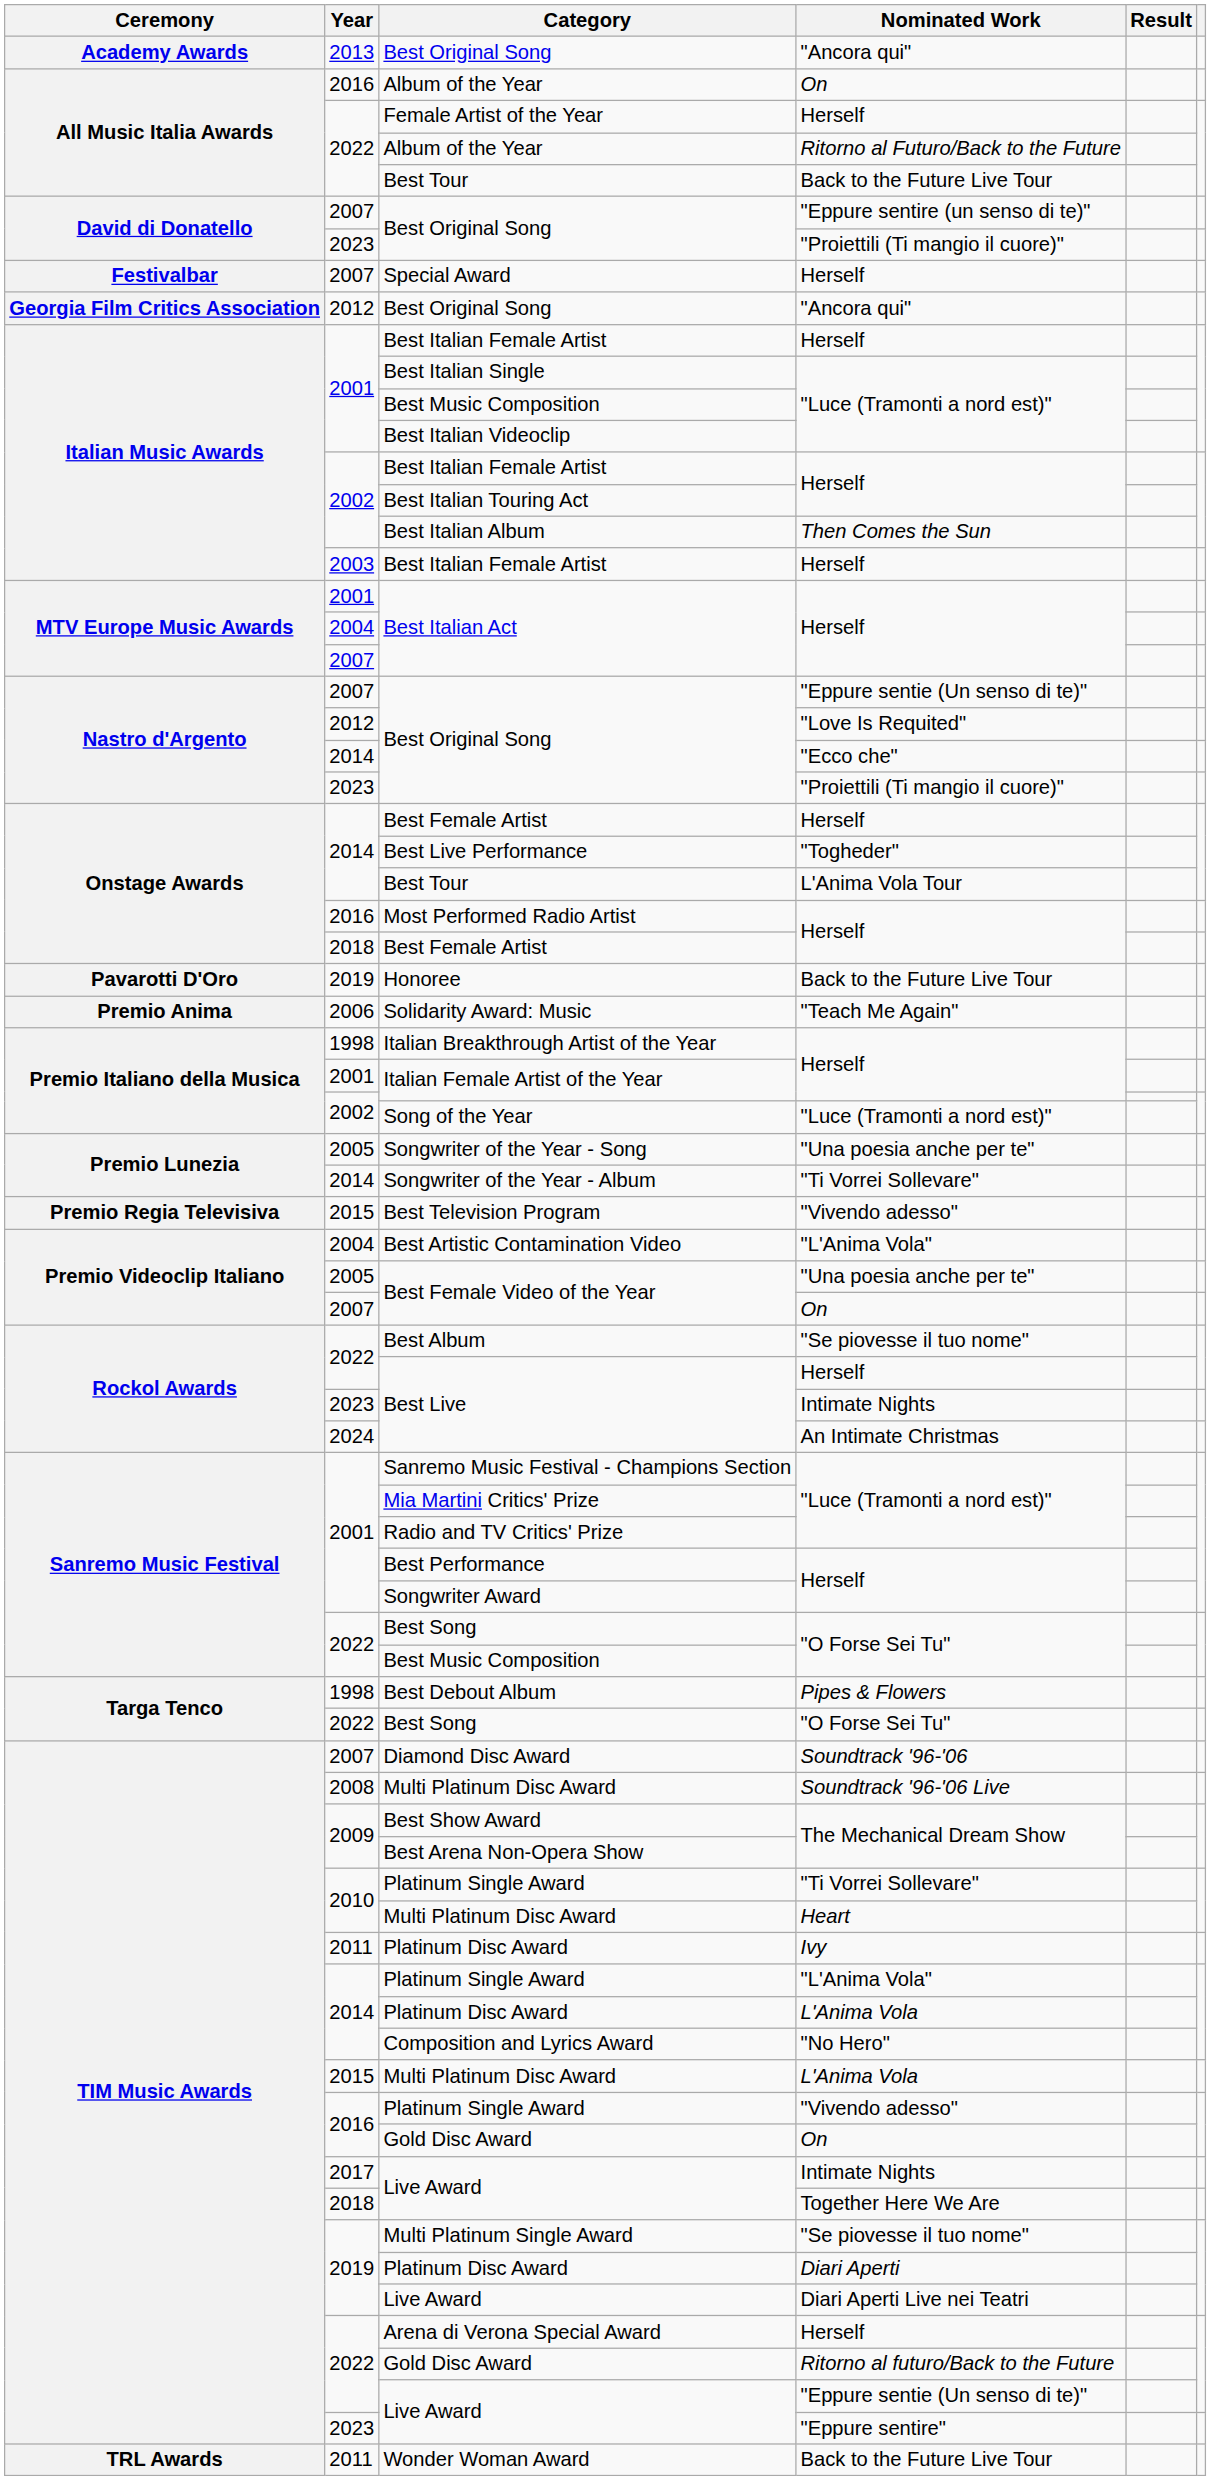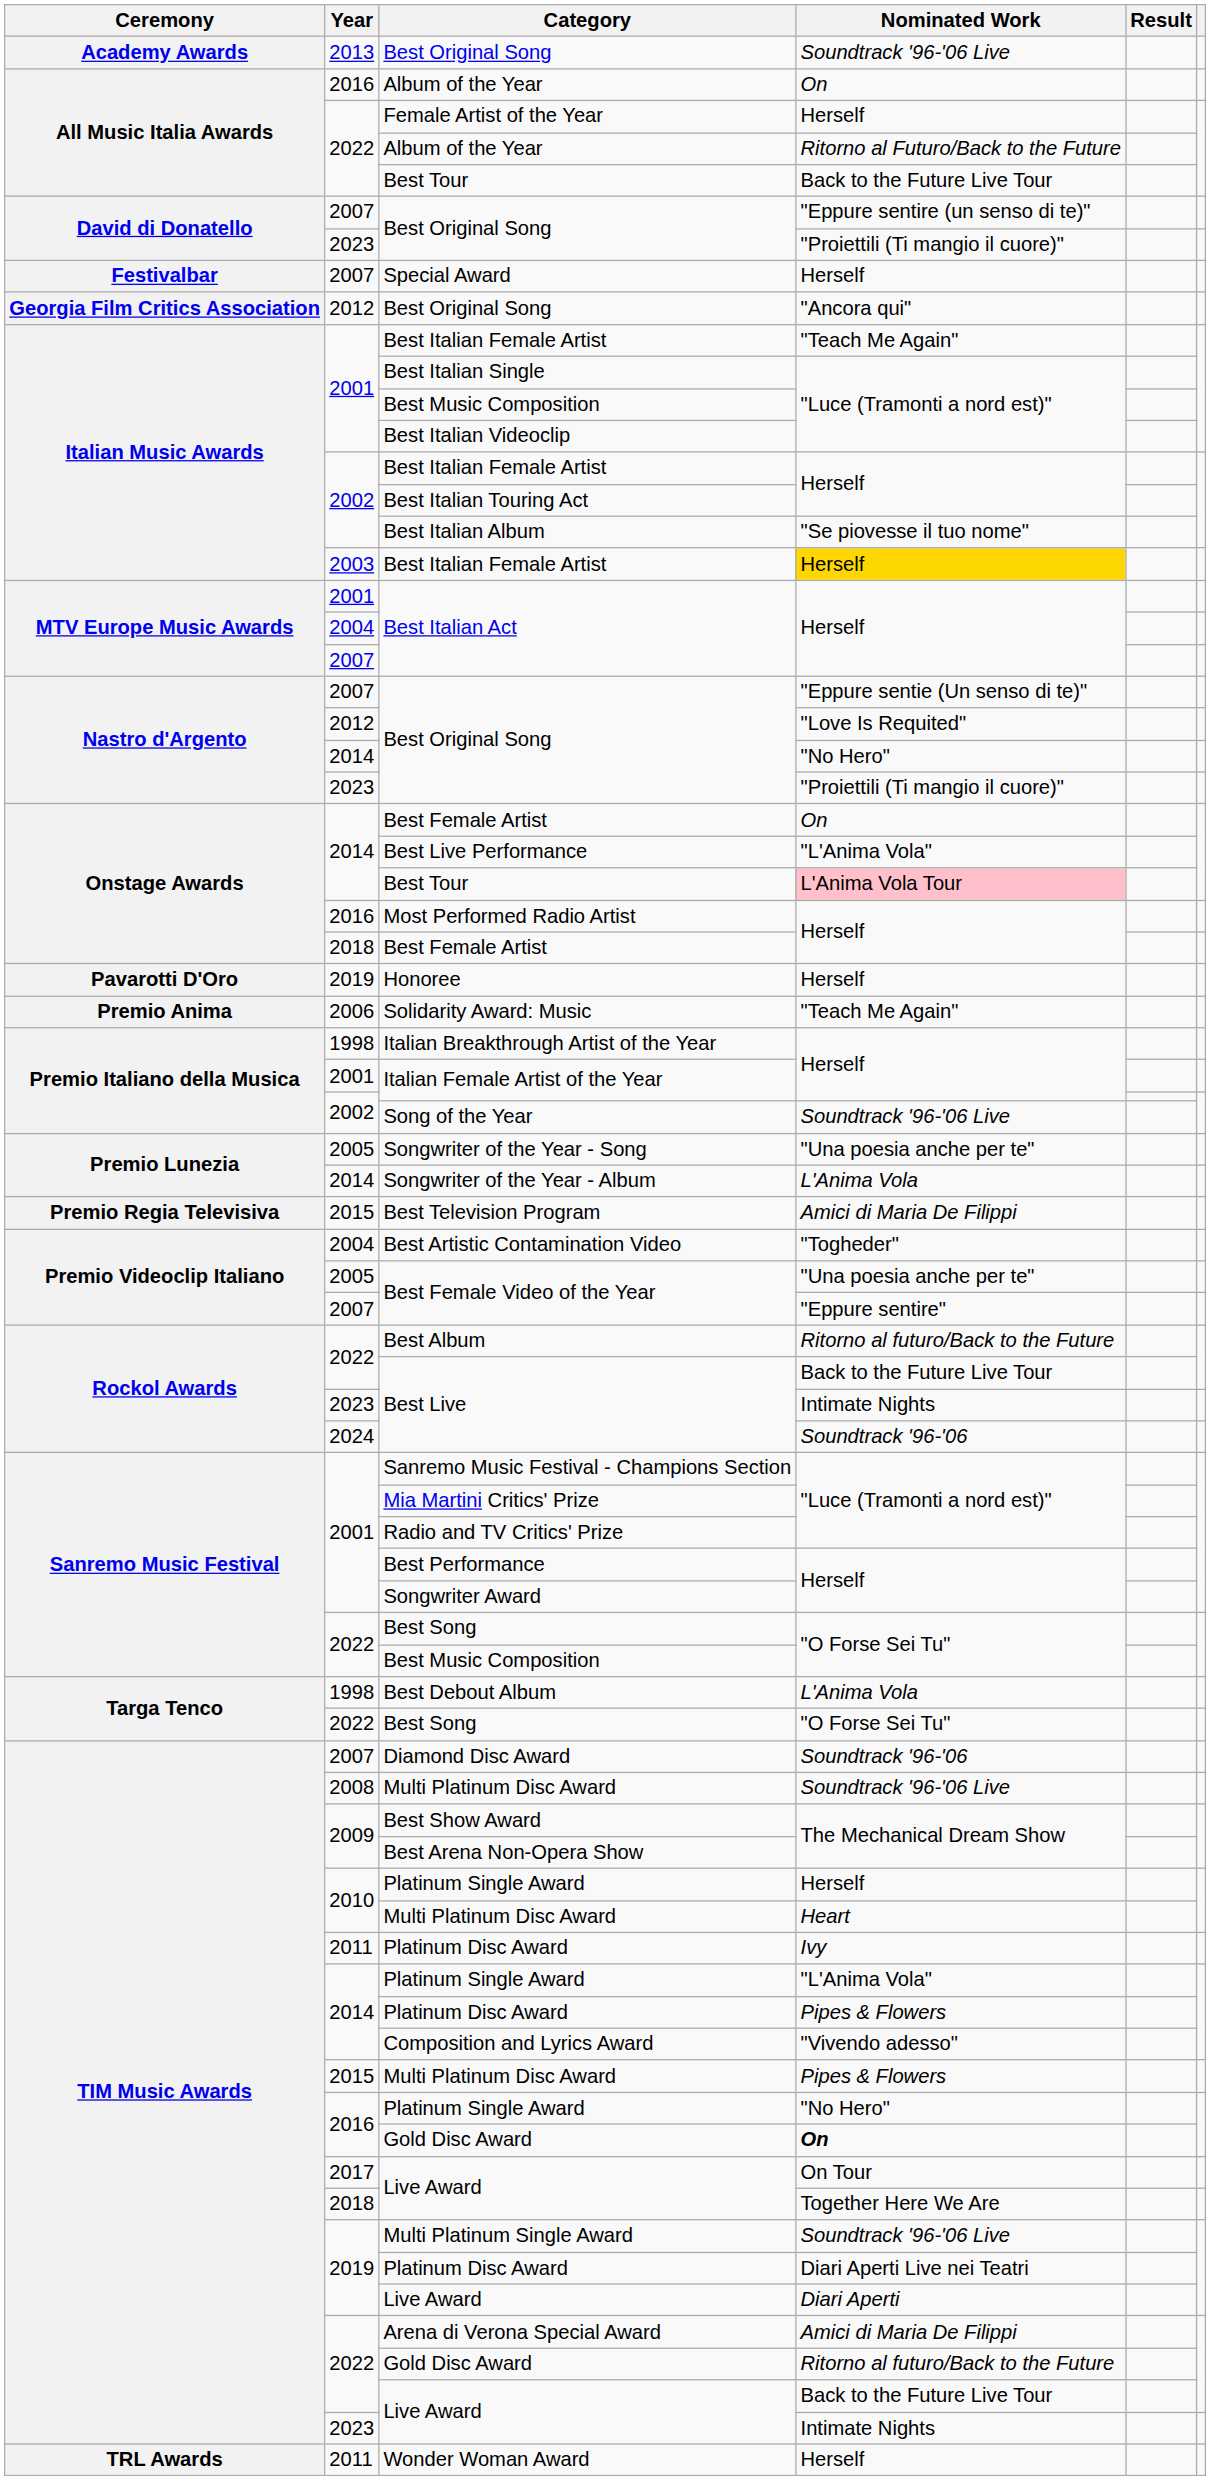(856, 52) "Ancora qui" -> (905, 52) Soundtrack '96-'06 Live
(832, 340) Herself -> (879, 340) "Teach Me Again"
(896, 532) Then Comes the Sun -> (915, 532) "Se piovesse il tuo nome"
(832, 564) no background -> (832, 564) gold background
(849, 755) "Ecco che" -> (845, 755) "No Hero"
(832, 819) Herself -> (814, 819) On
(850, 851) "Togheder" -> (866, 851) "L'Anima Vola"
(881, 883) no background -> (881, 883) pink background
(926, 979) Back to the Future Live Tour -> (832, 979) Herself
(926, 1116) "Luce (Tramonti a nord est)" -> (905, 1116) Soundtrack '96-'06 Live
(890, 1180) "Ti Vorrei Sollevare" -> (859, 1180) L'Anima Vola
(879, 1212) "Vivendo adesso" -> (909, 1212) Amici di Maria De Filippi
(866, 1244) "L'Anima Vola" -> (850, 1244) "Togheder"
(814, 1308) On -> (873, 1308) "Eppure sentire"
(915, 1340) "Se piovesse il tuo nome" -> (957, 1340) Ritorno al futuro/Back to the Future
(832, 1372) Herself -> (926, 1372) Back to the Future Live Tour
(900, 1436) An Intimate Christmas -> (884, 1436) Soundtrack '96-'06
(873, 1692) Pipes & Flowers -> (859, 1692) L'Anima Vola
(890, 1884) "Ti Vorrei Sollevare" -> (832, 1884) Herself
(859, 2012) L'Anima Vola -> (873, 2012) Pipes & Flowers
(845, 2044) "No Hero" -> (879, 2044) "Vivendo adesso"
(859, 2076) L'Anima Vola -> (873, 2076) Pipes & Flowers
(879, 2107) "Vivendo adesso" -> (845, 2107) "No Hero"
(814, 2139) normal -> (815, 2139) bold
(868, 2171) Intimate Nights -> (836, 2171) On Tour
(915, 2235) "Se piovesse il tuo nome" -> (905, 2235) Soundtrack '96-'06 Live
(850, 2267) Diari Aperti -> (915, 2267) Diari Aperti Live nei Teatri
(915, 2299) Diari Aperti Live nei Teatri -> (850, 2299) Diari Aperti
(832, 2331) Herself -> (909, 2331) Amici di Maria De Filippi
(944, 2395) "Eppure sentie (Un senso di te)" -> (926, 2395) Back to the Future Live Tour
(873, 2427) "Eppure sentire" -> (868, 2427) Intimate Nights
(926, 2459) Back to the Future Live Tour -> (832, 2459) Herself
